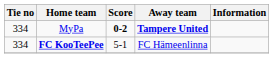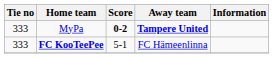(20, 28) 334 -> (20, 28) 333
(20, 45) 334 -> (20, 45) 333
